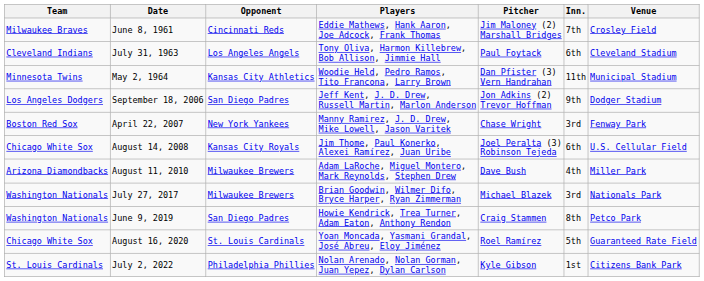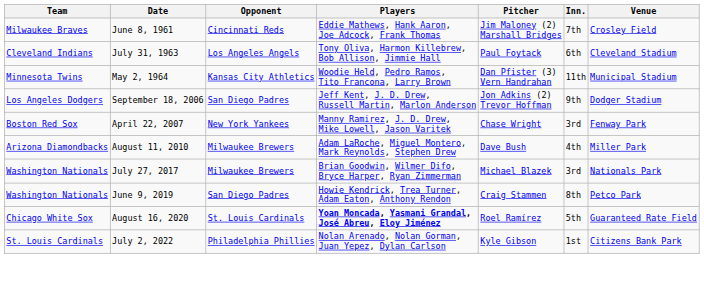- row: (150, 147)
(395, 242) normal -> (395, 218) bold
